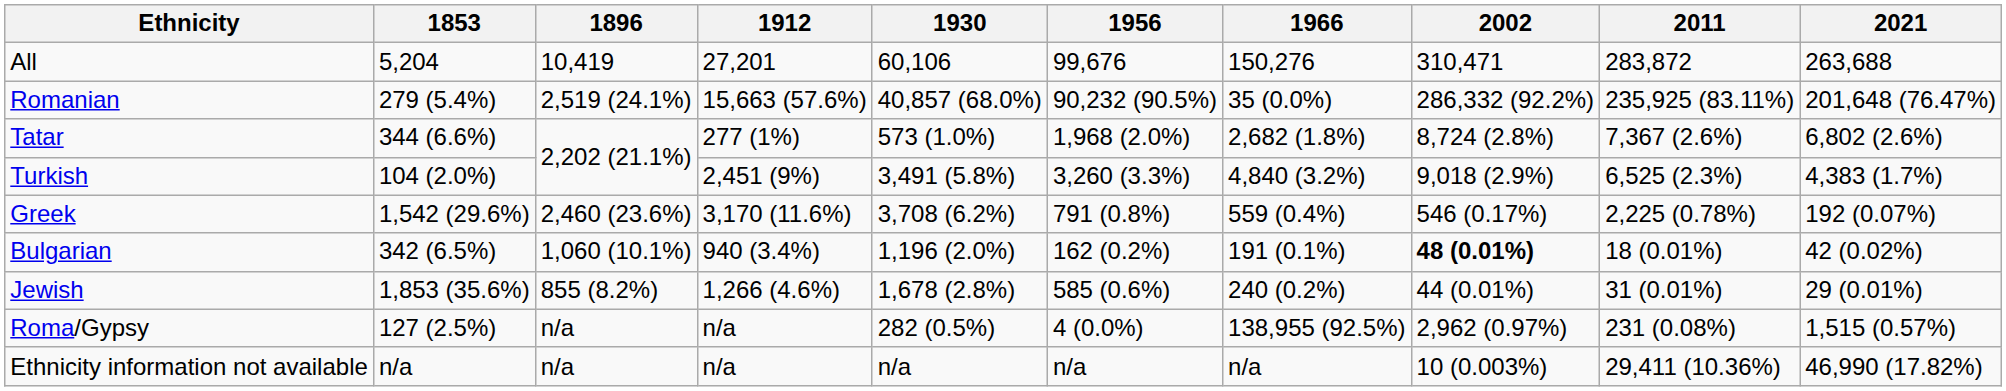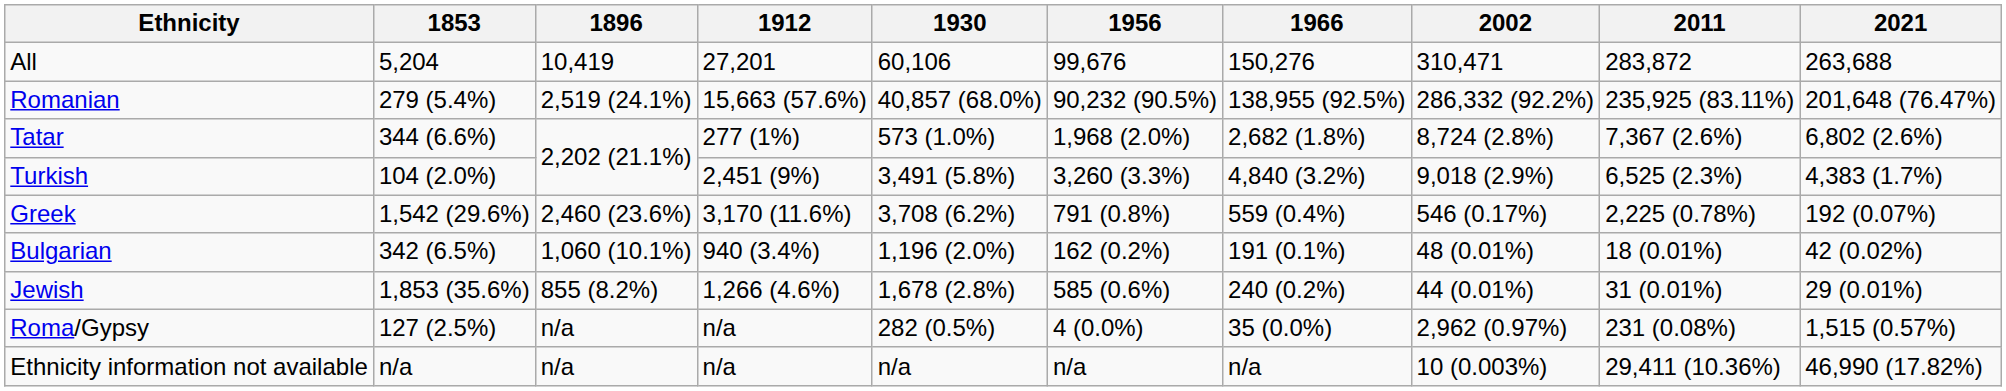(1280, 99) 35 (0.0%) -> (1317, 99) 138,955 (92.5%)
(1475, 251) bold -> (1475, 251) normal
(1317, 328) 138,955 (92.5%) -> (1280, 328) 35 (0.0%)
